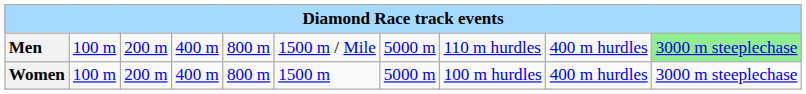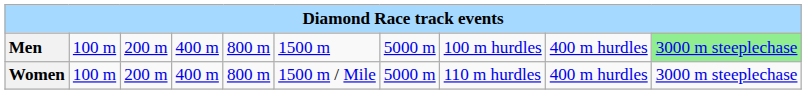(327, 47) 1500 m / Mile -> (304, 47) 1500 m
(492, 47) 110 m hurdles -> (493, 47) 100 m hurdles
(304, 75) 1500 m -> (327, 75) 1500 m / Mile
(493, 75) 100 m hurdles -> (492, 75) 110 m hurdles
